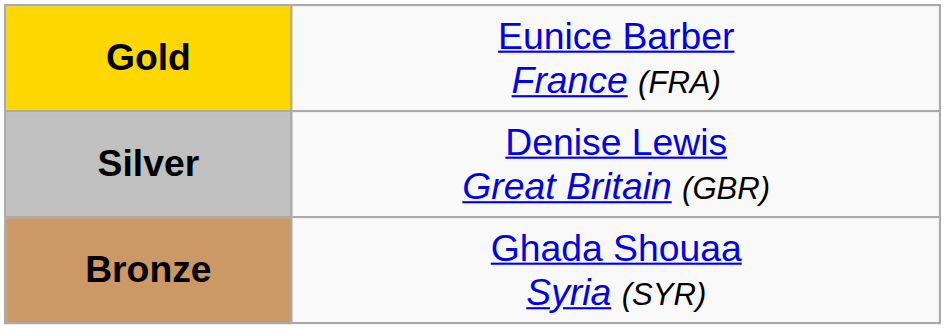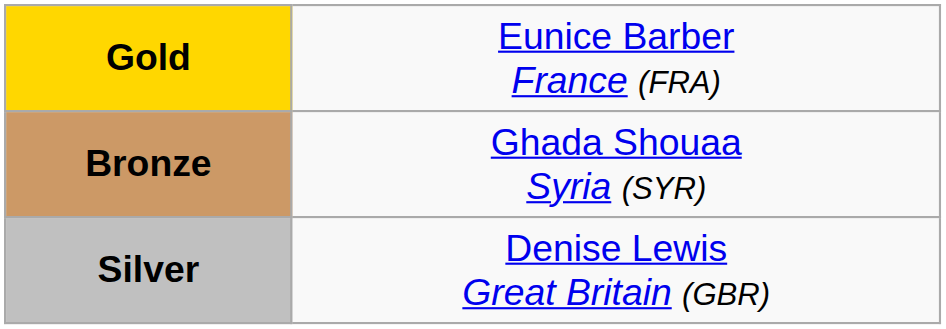rows swapped: (148, 163) <-> (148, 269)
